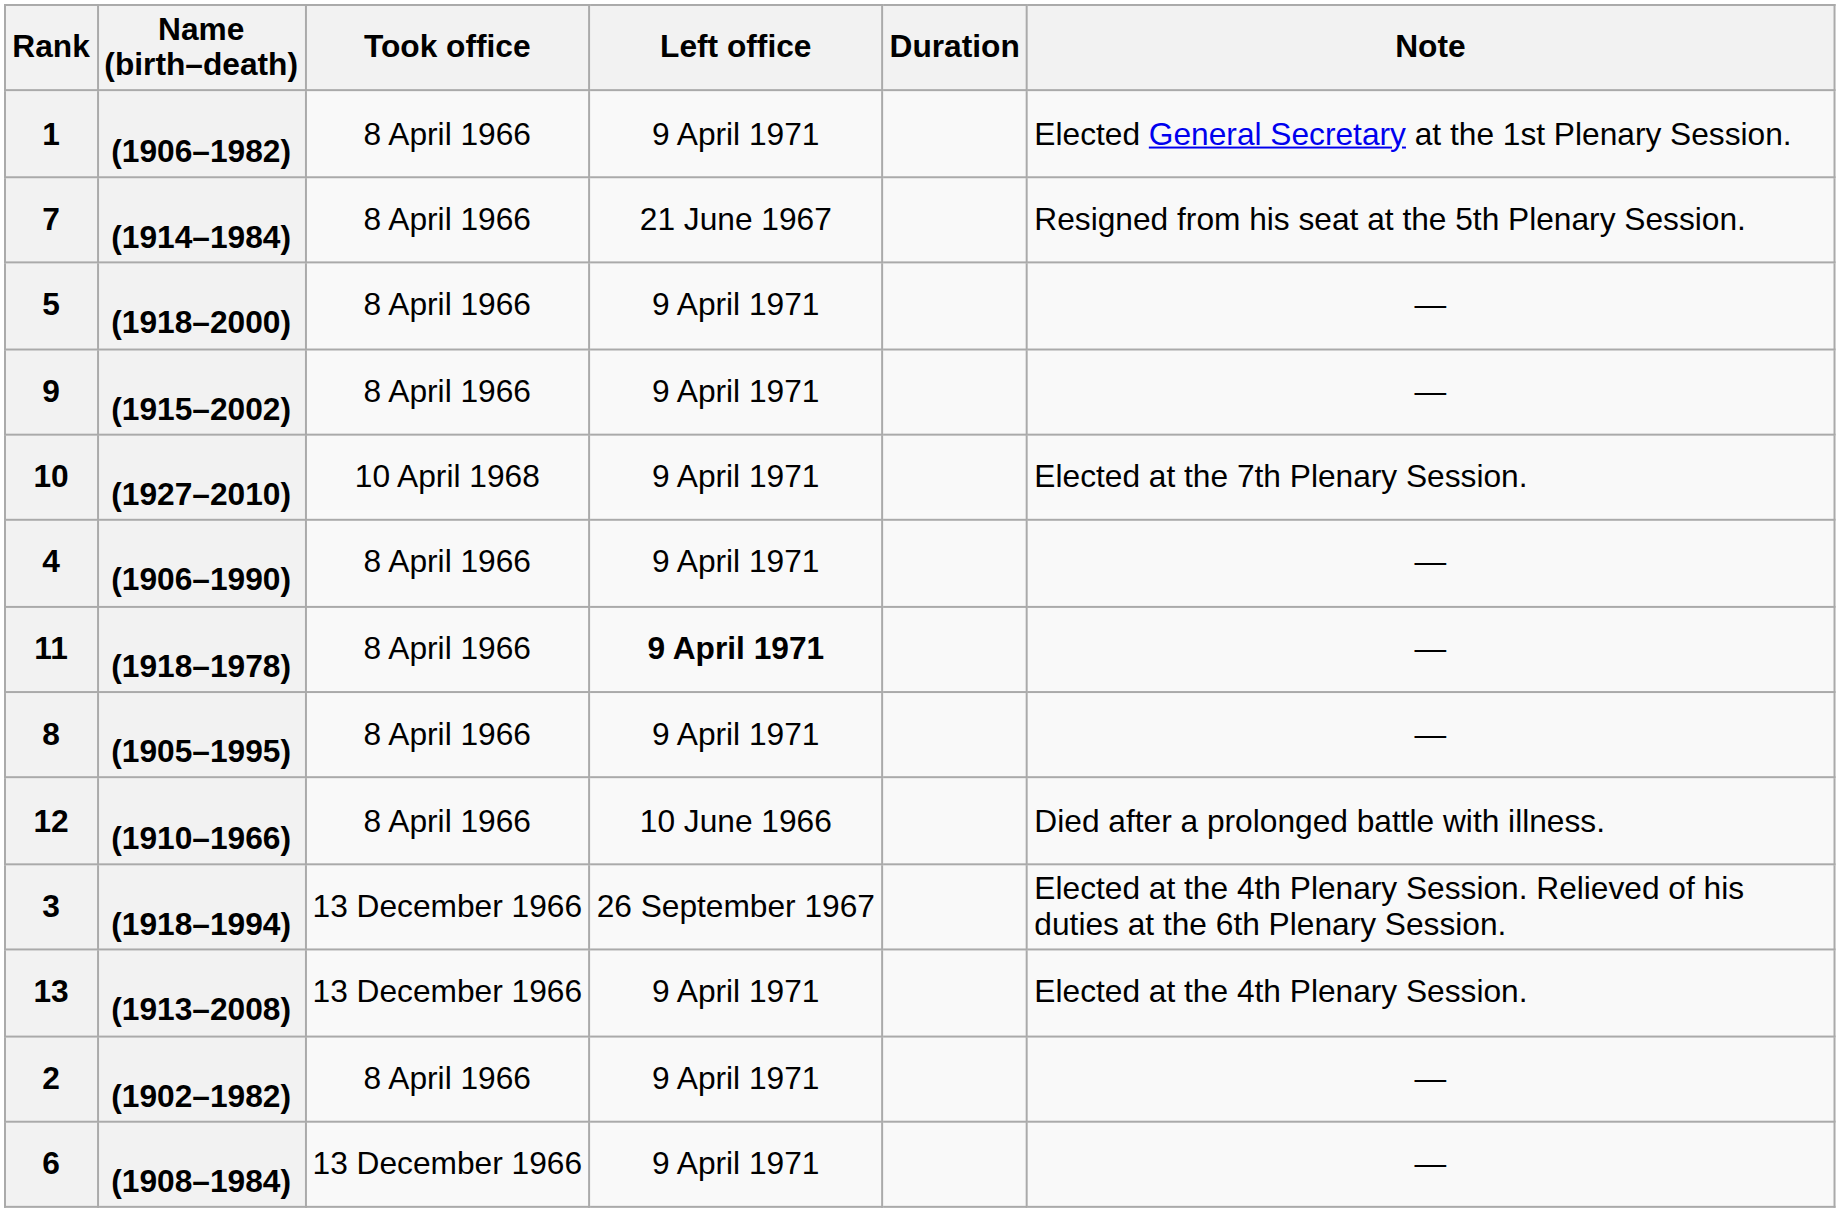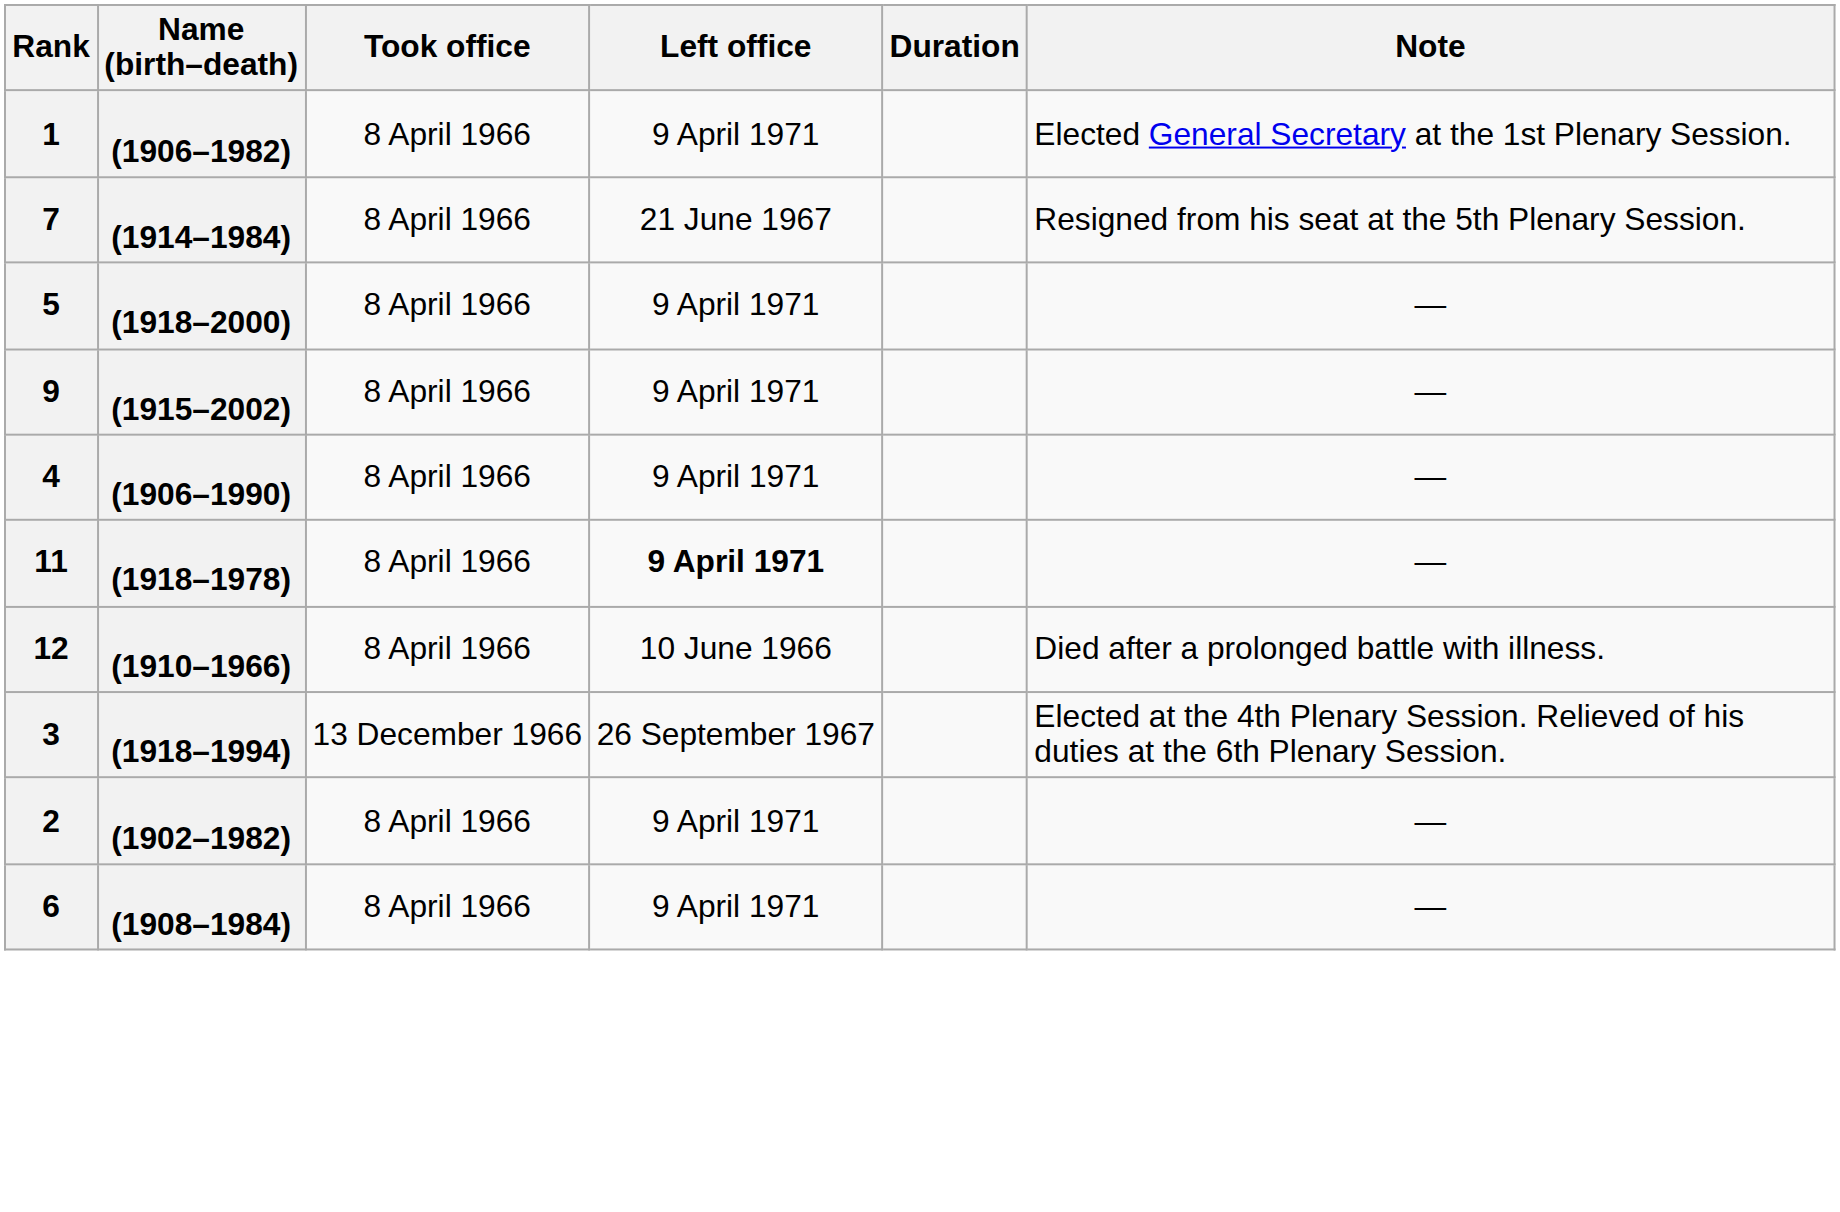- row: (51, 476)
- row: (51, 734)
- row: (51, 992)
(447, 1163) 13 December 1966 -> (447, 906) 8 April 1966
